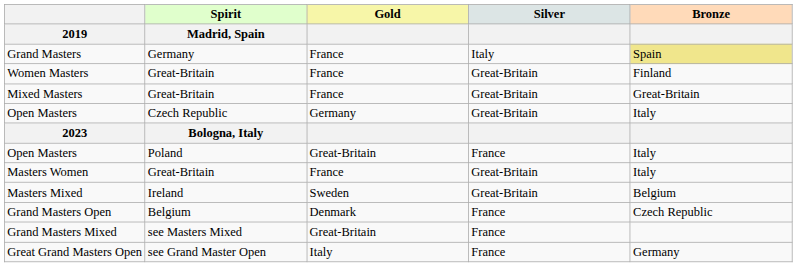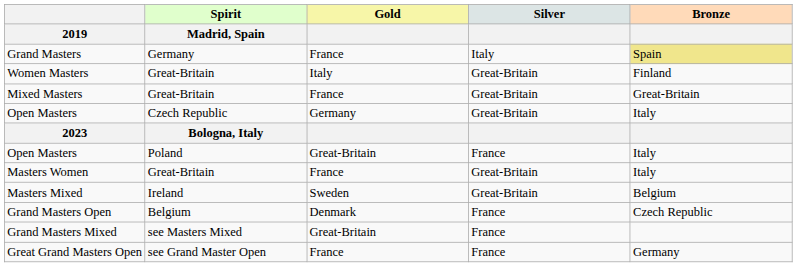(327, 73) France -> (321, 73) Italy
(321, 251) Italy -> (327, 251) France
